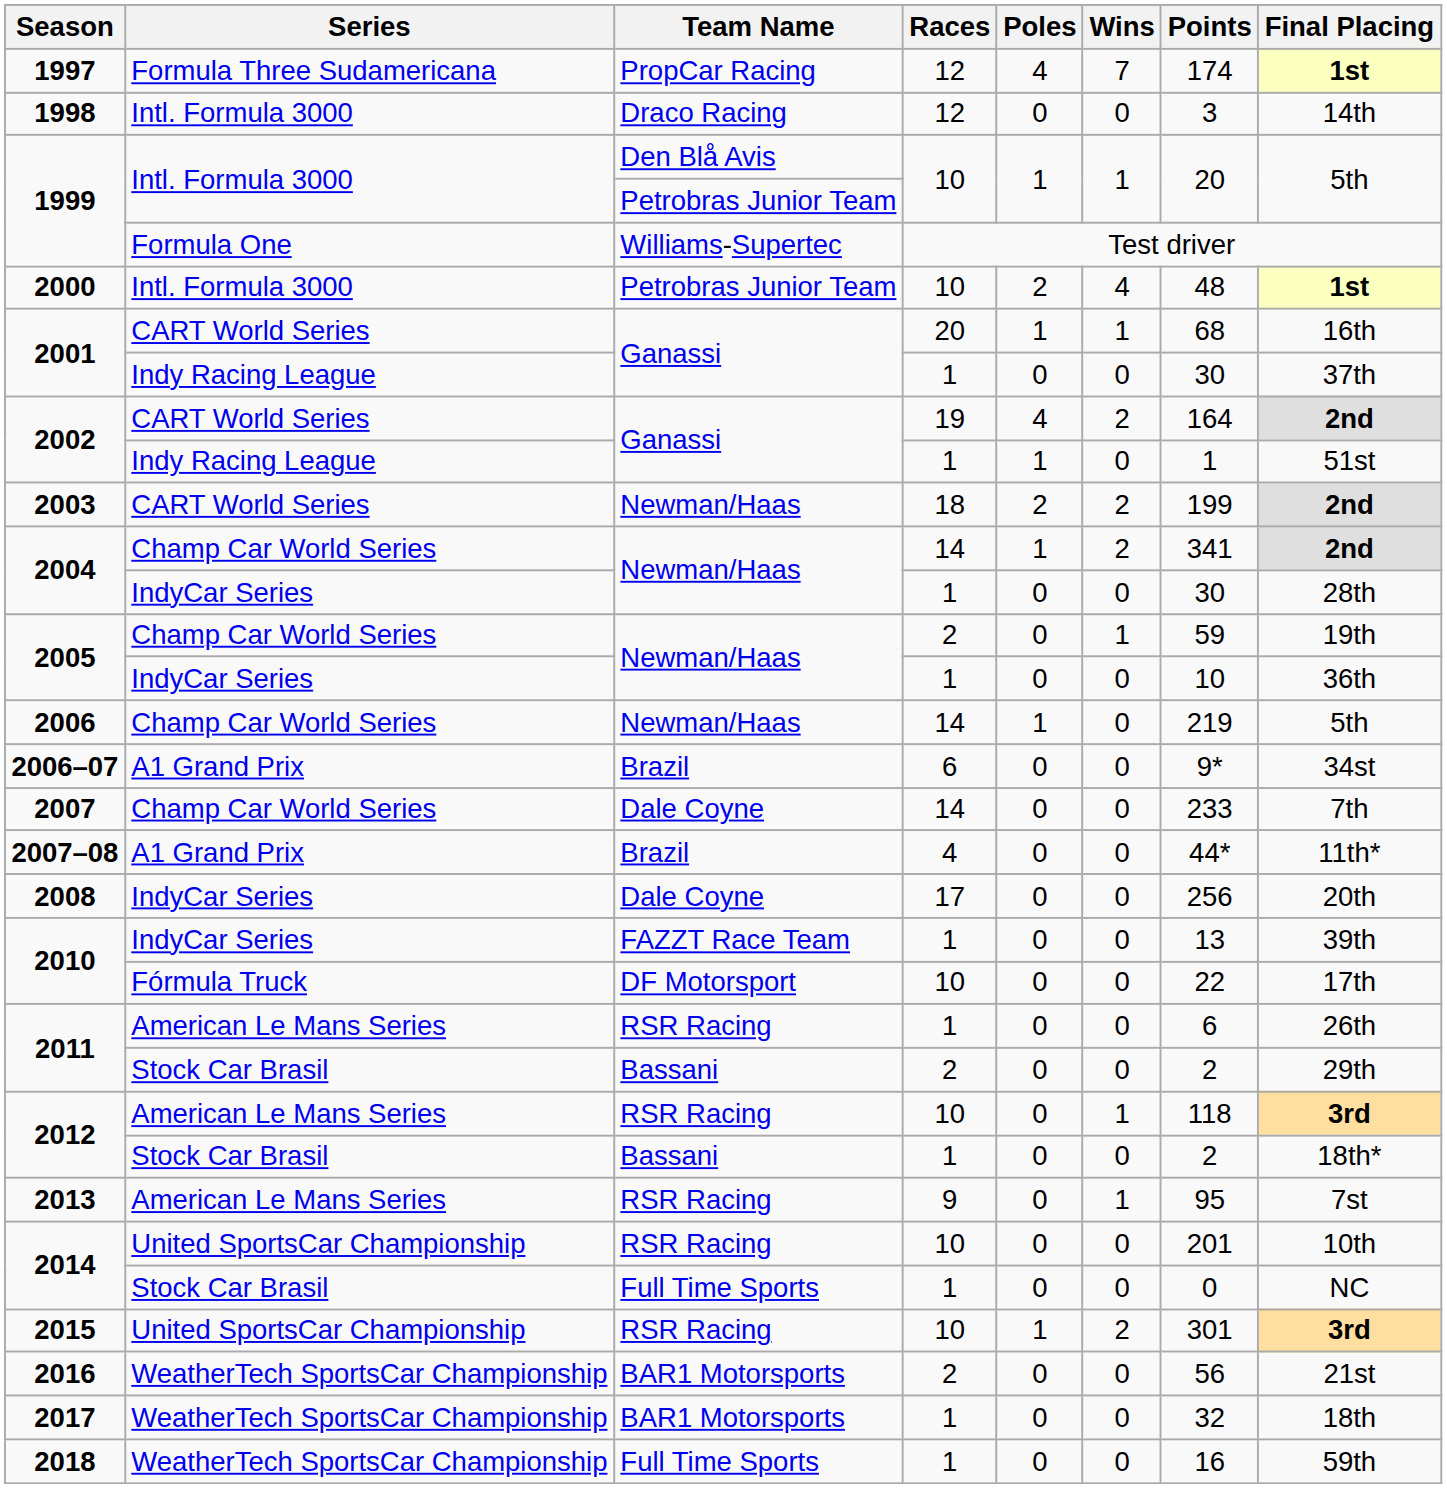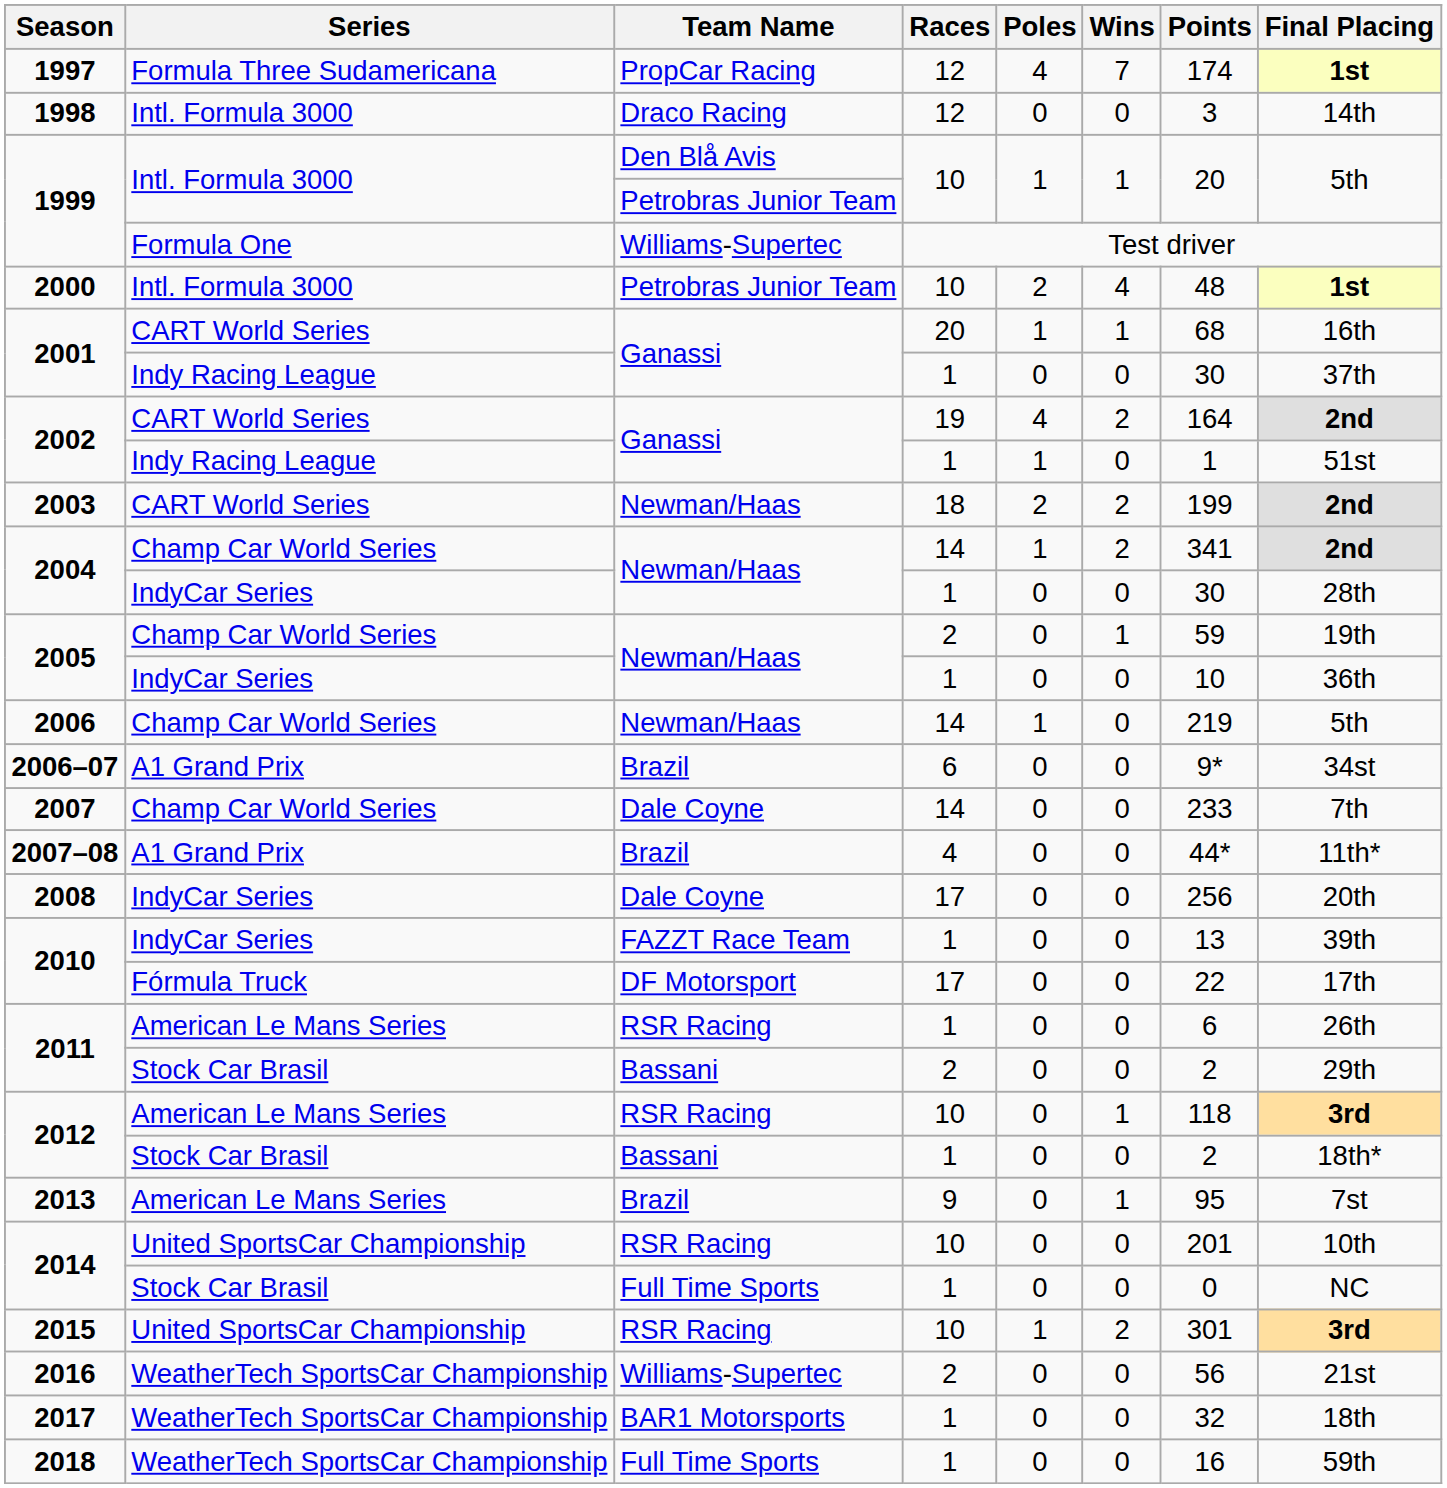(950, 983) 10 -> (950, 983) 17
(696, 1200) RSR Racing -> (655, 1200) Brazil
(733, 1374) BAR1 Motorsports -> (731, 1374) Williams-Supertec
